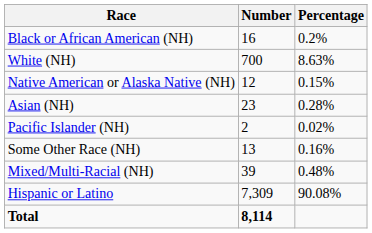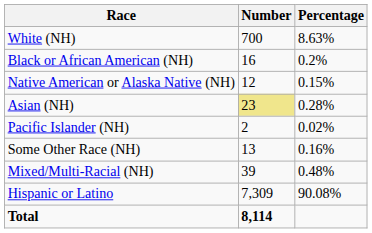rows swapped: (42, 60) <-> (100, 37)
(248, 104) no background -> (248, 104) khaki background
